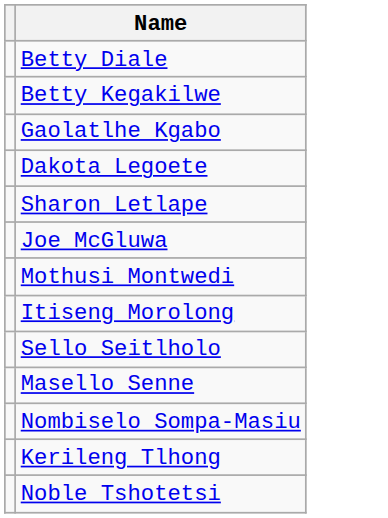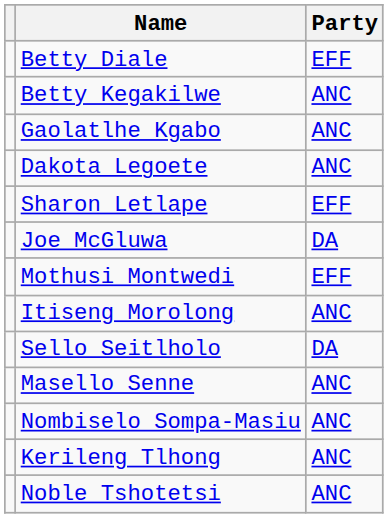+ column: (345, 23)
